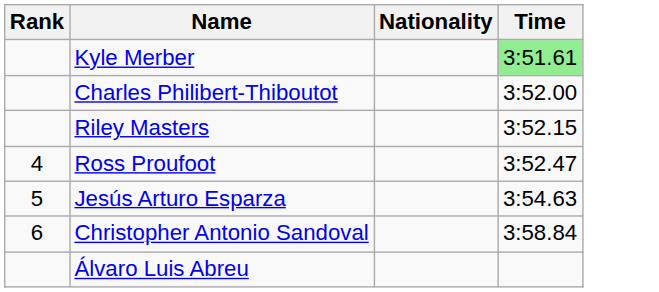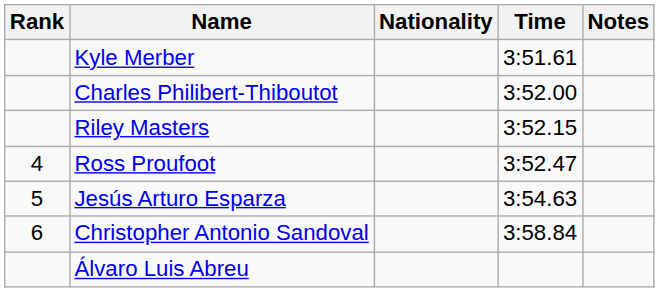+ column: (618, 22)
(540, 57) lightgreen background -> (540, 57) no background
